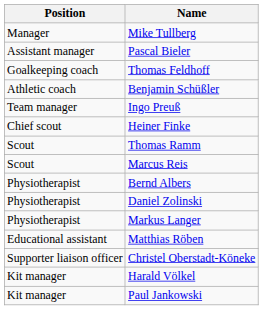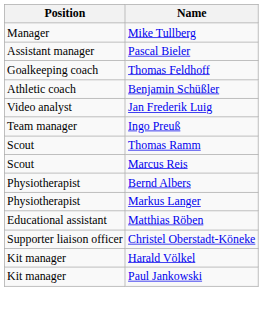+ row: (170, 107)
- row: (159, 126)
- row: (165, 201)
